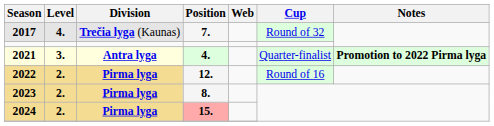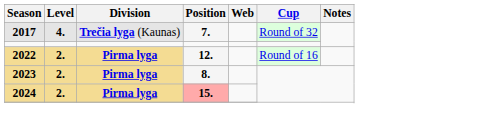- row: (24, 56)
